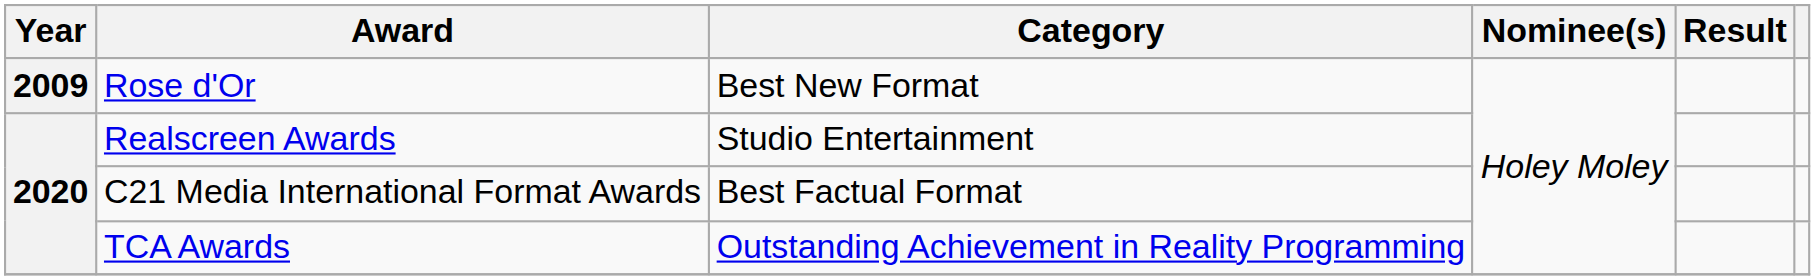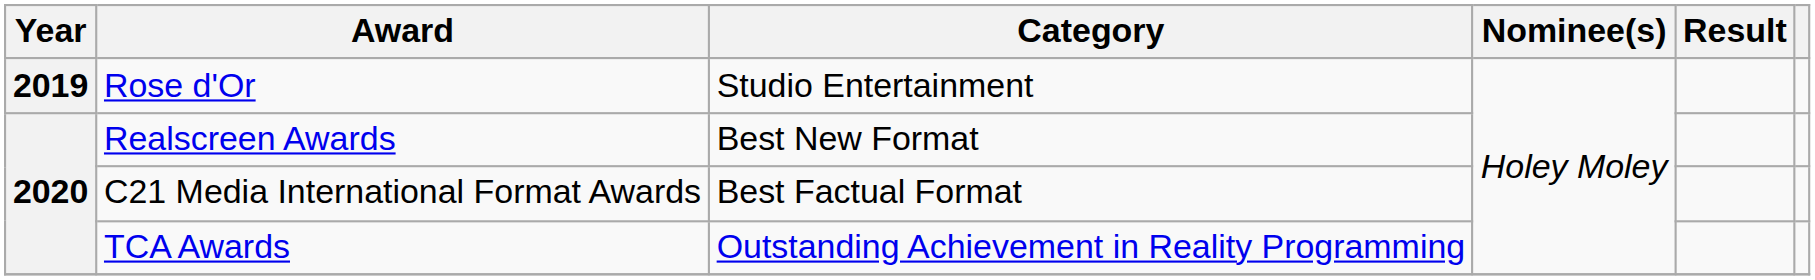(51, 85) 2009 -> (51, 85) 2019
(848, 85) Best New Format -> (875, 85) Studio Entertainment
(875, 138) Studio Entertainment -> (848, 138) Best New Format
